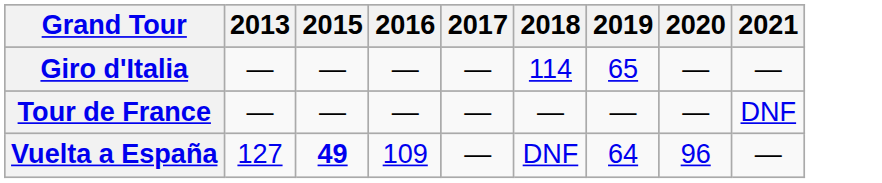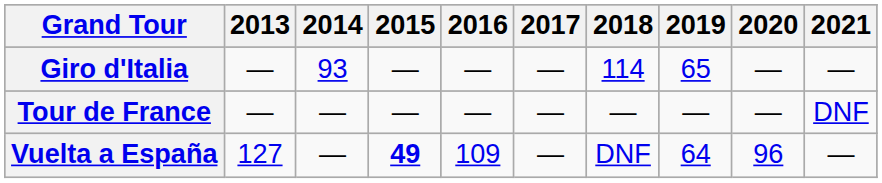+ column: (333, 25)
